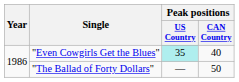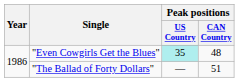(216, 53) 40 -> (216, 53) 48
(216, 69) 50 -> (216, 69) 51
